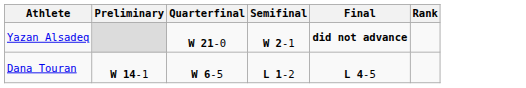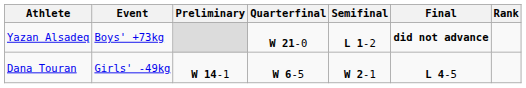+ column: (132, 13)
(279, 43) W 2-1 -> (360, 43) L 1-2
(279, 74) L 1-2 -> (360, 74) W 2-1
